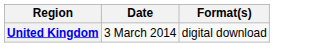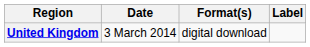+ column: (288, 13)
